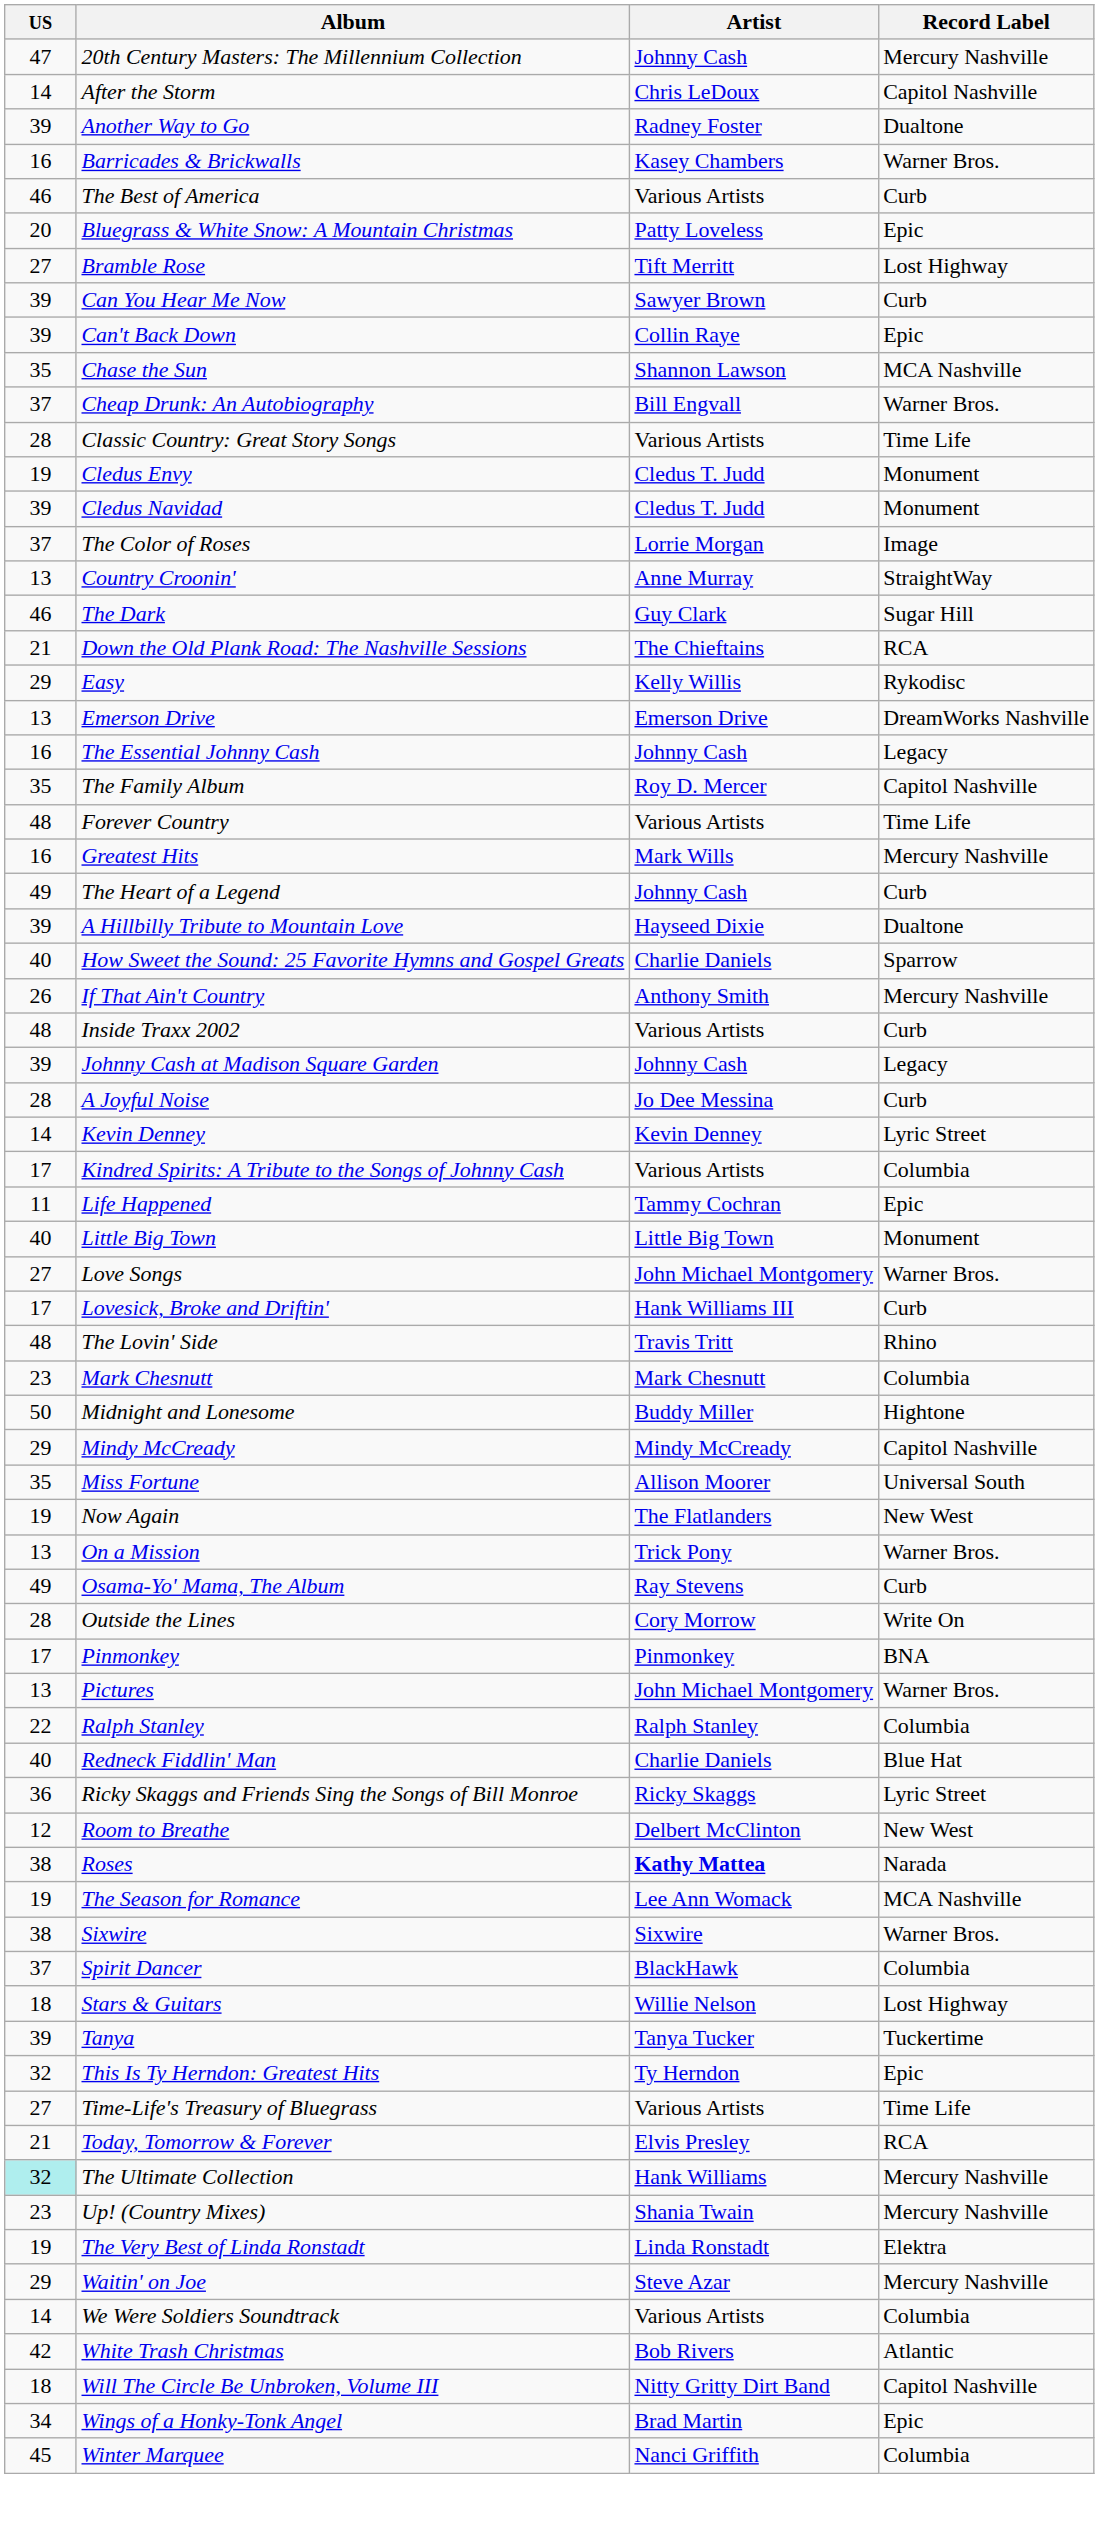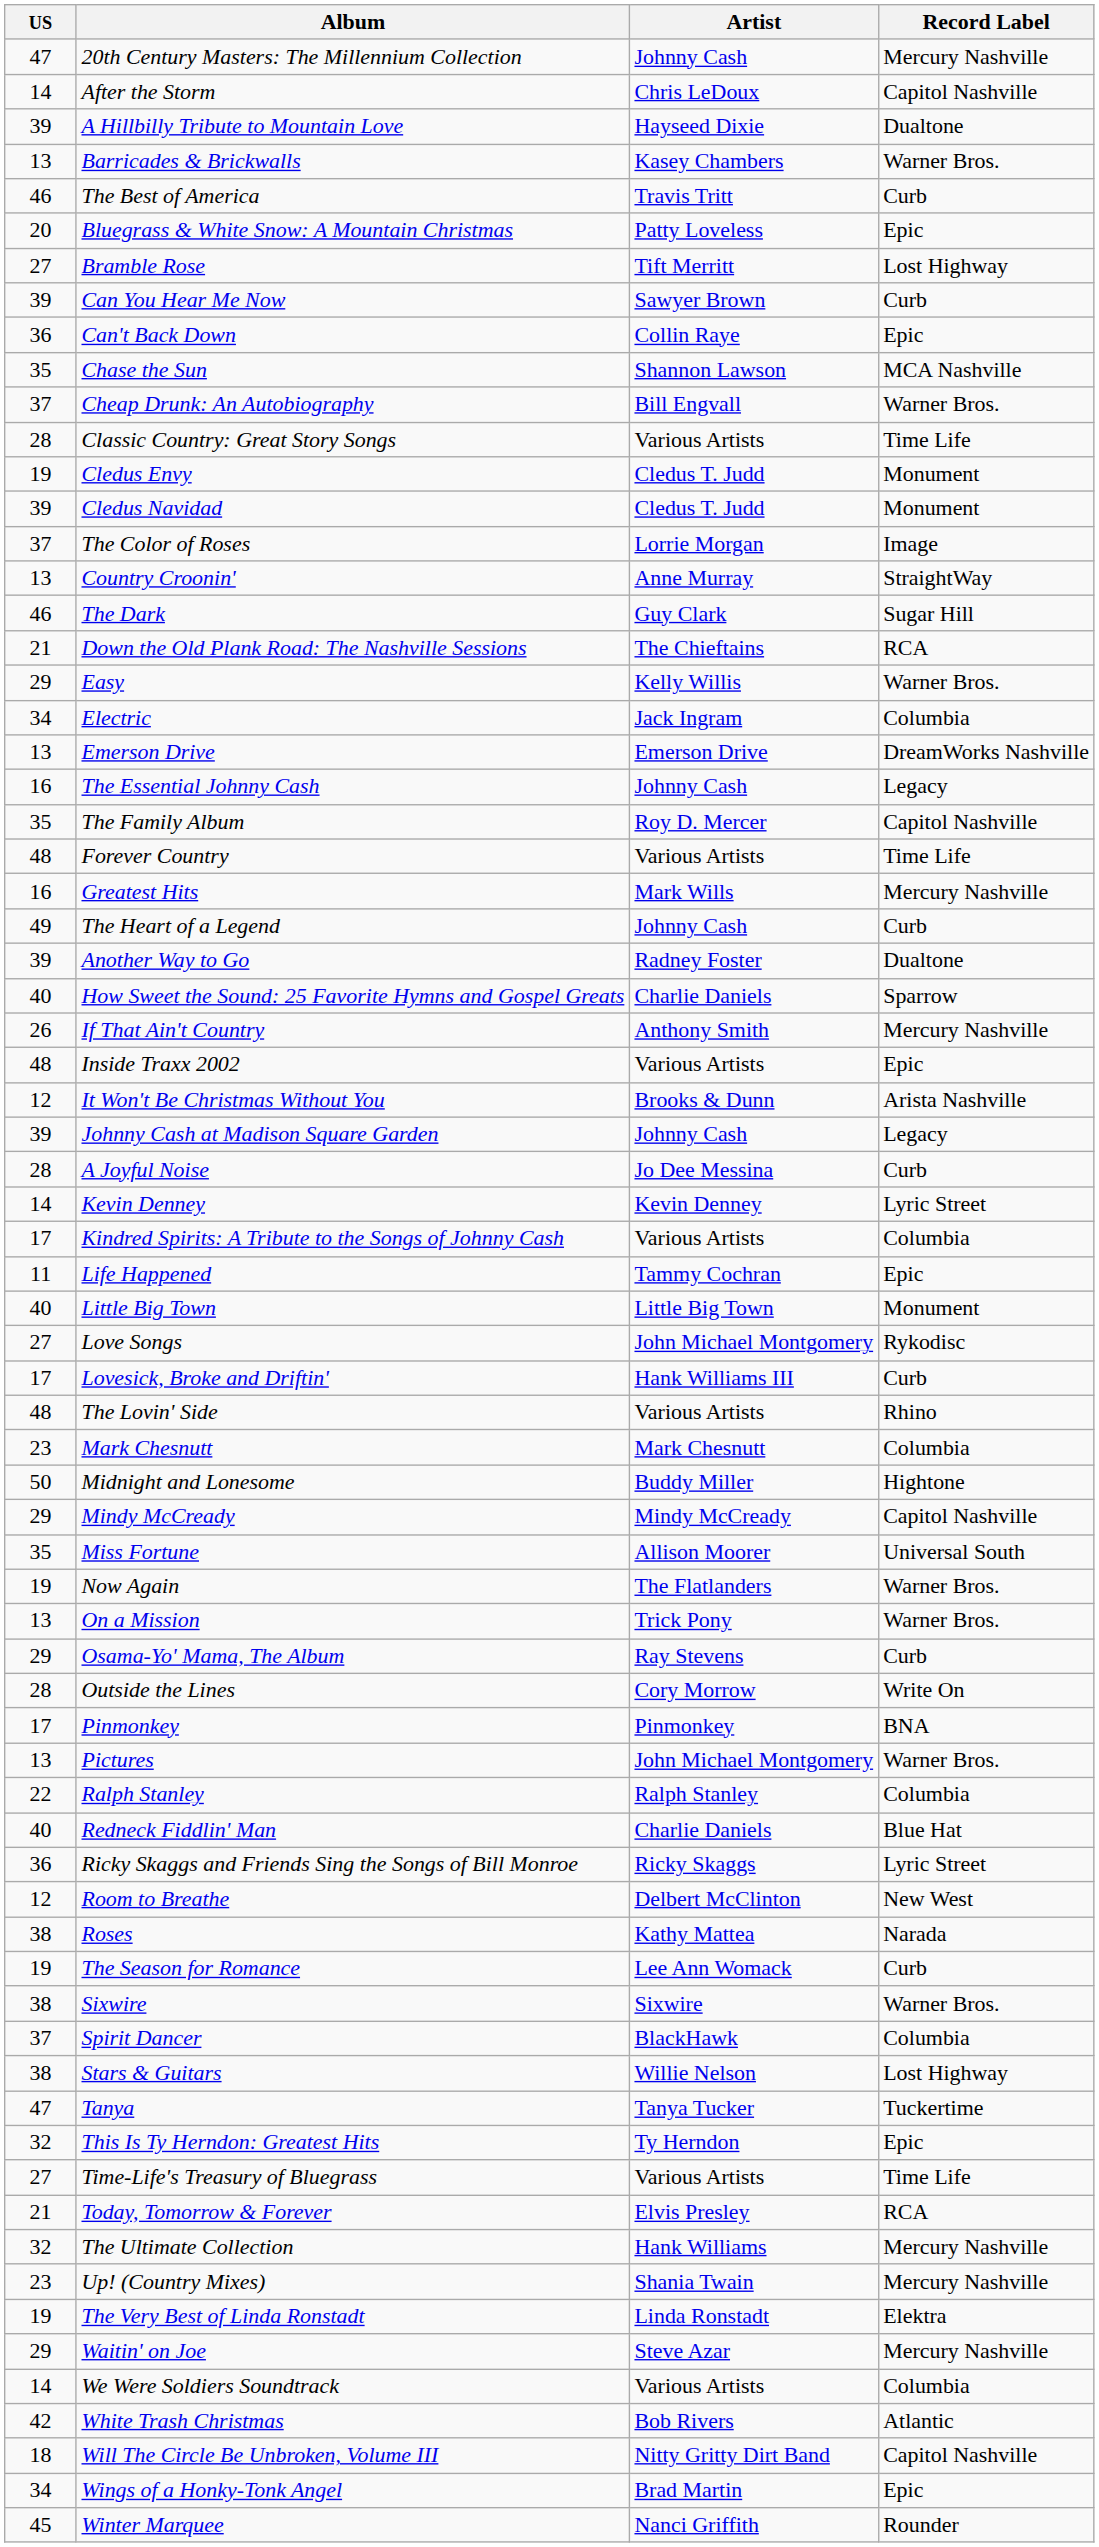rows swapped: (165, 126) <-> (242, 925)
(41, 160) 16 -> (41, 160) 13
(699, 195) Various Artists -> (684, 195) Travis Tritt
(41, 334) 39 -> (41, 334) 36
(924, 682) Rykodisc -> (941, 682) Warner Bros.
+ row: (116, 717)
(905, 1030) Curb -> (903, 1064) Epic
+ row: (233, 1099)
(941, 1273) Warner Bros. -> (924, 1342) Rykodisc
(684, 1342) Travis Tritt -> (699, 1412) Various Artists
(928, 1516) New West -> (941, 1586) Warner Bros.
(41, 1586) 49 -> (41, 1655) 29
(700, 1864) bold -> (694, 1933) normal
(952, 1899) MCA Nashville -> (905, 1968) Curb
(41, 2003) 18 -> (41, 2072) 38
(41, 2038) 39 -> (41, 2107) 47
(41, 2177) paleturquoise background -> (41, 2246) no background
(926, 2455) Columbia -> (921, 2524) Rounder
